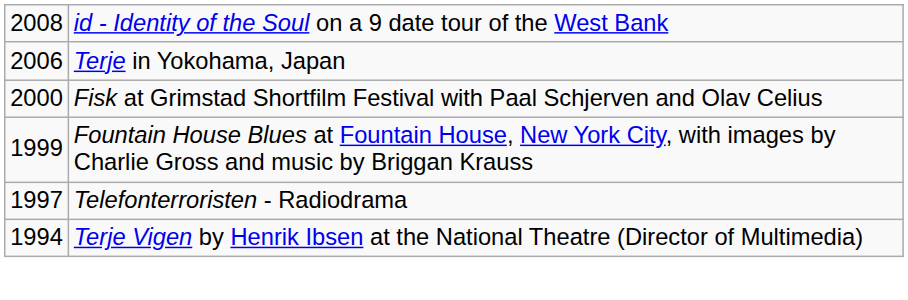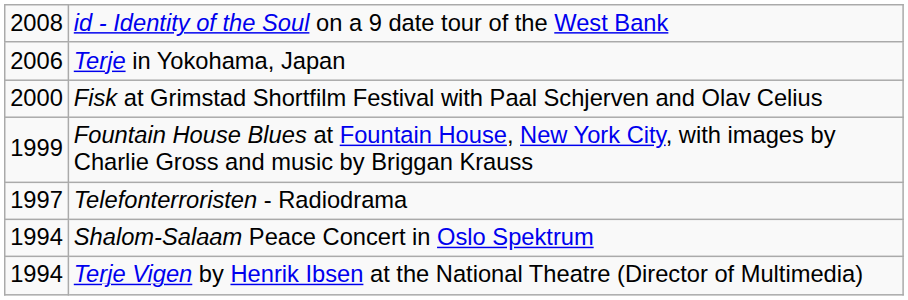+ row: (334, 237)
